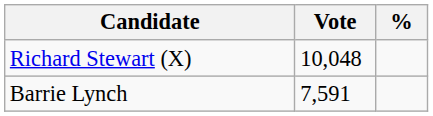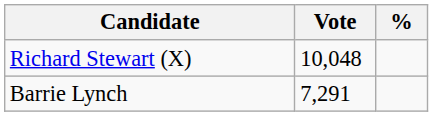(325, 93) 7,591 -> (325, 93) 7,291
